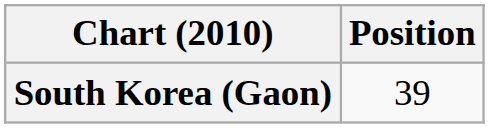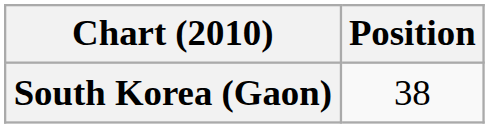(412, 92) 39 -> (412, 92) 38
